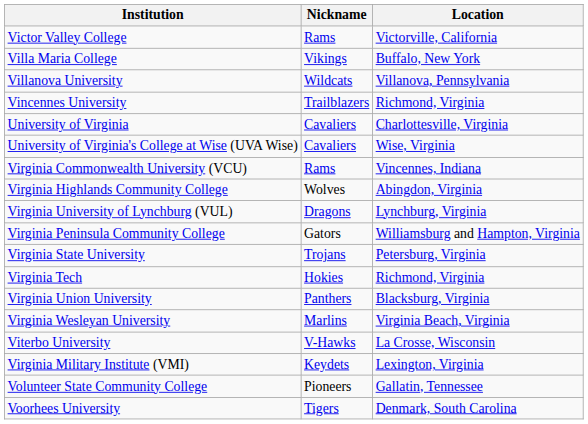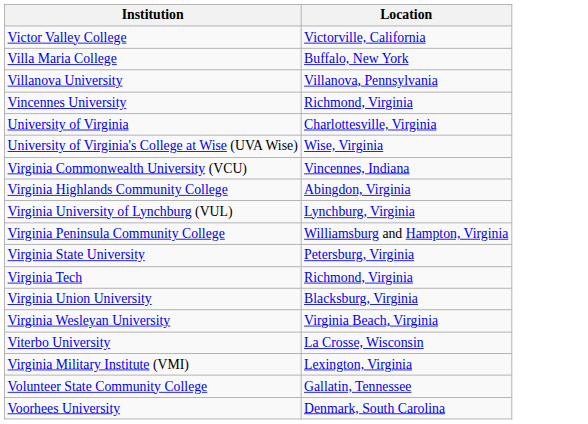- column: (337, 15)
